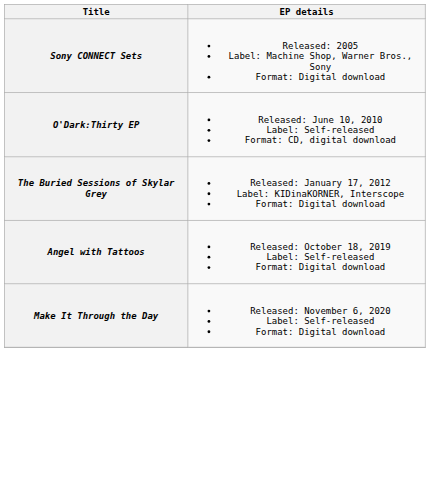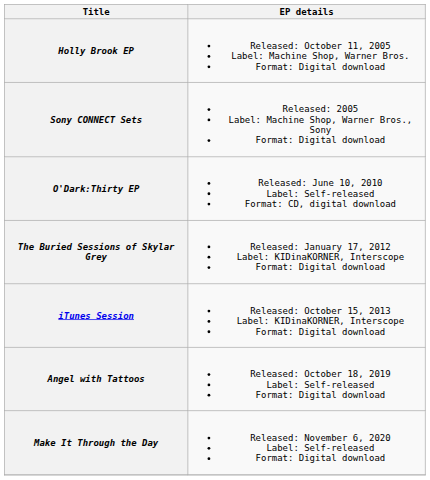+ row: (96, 51)
+ row: (96, 316)
